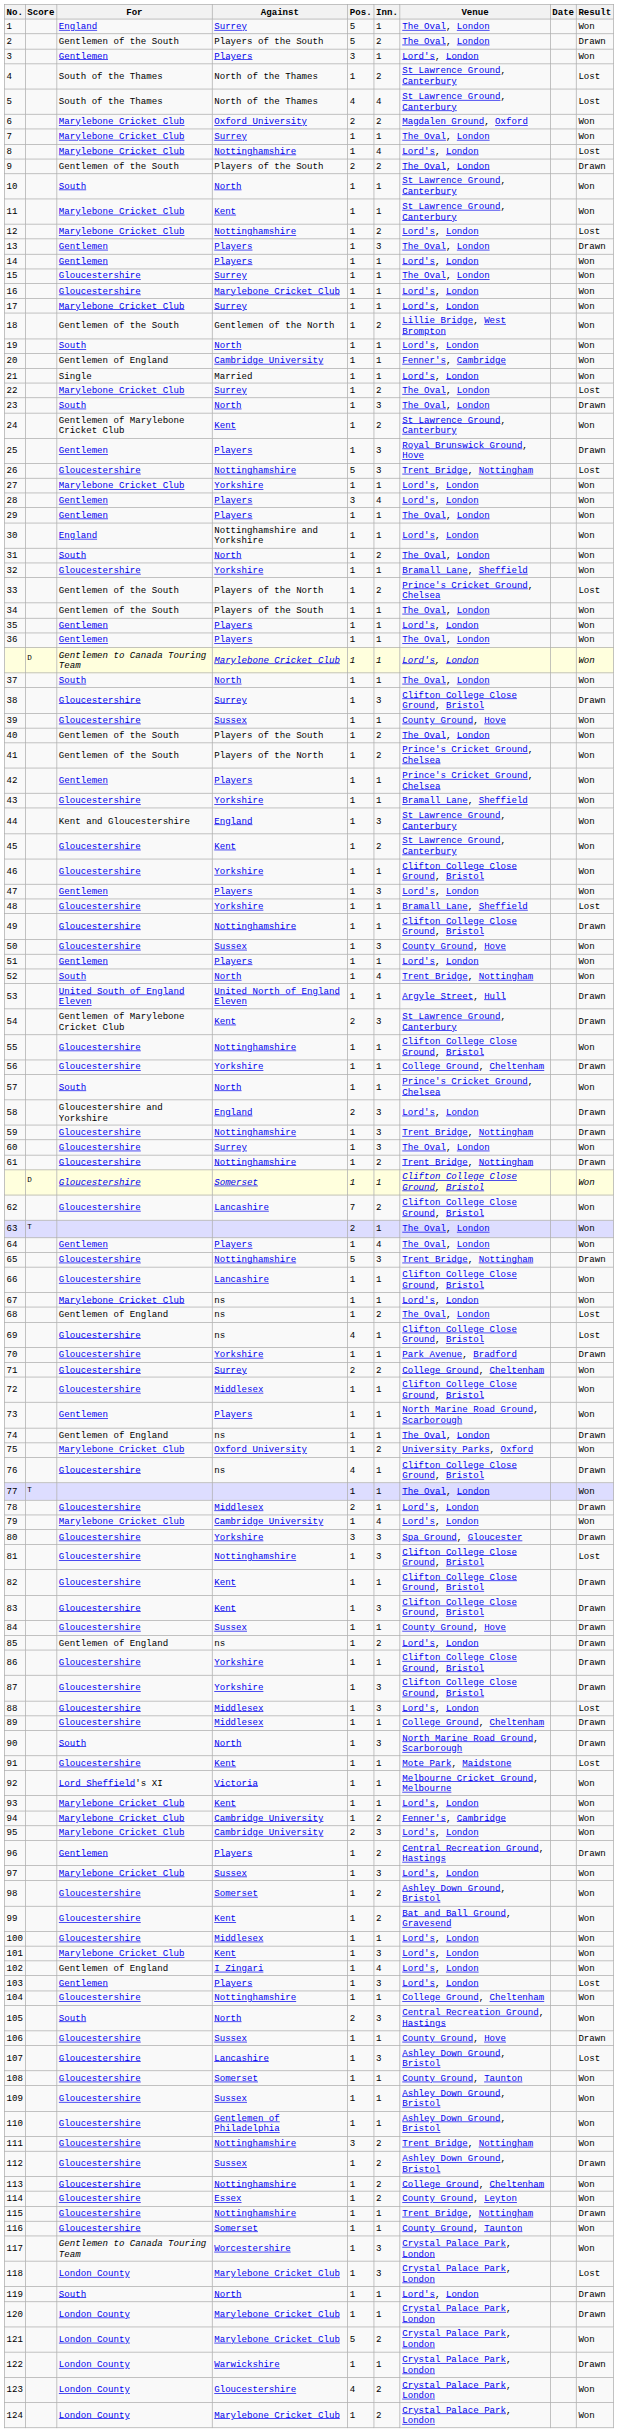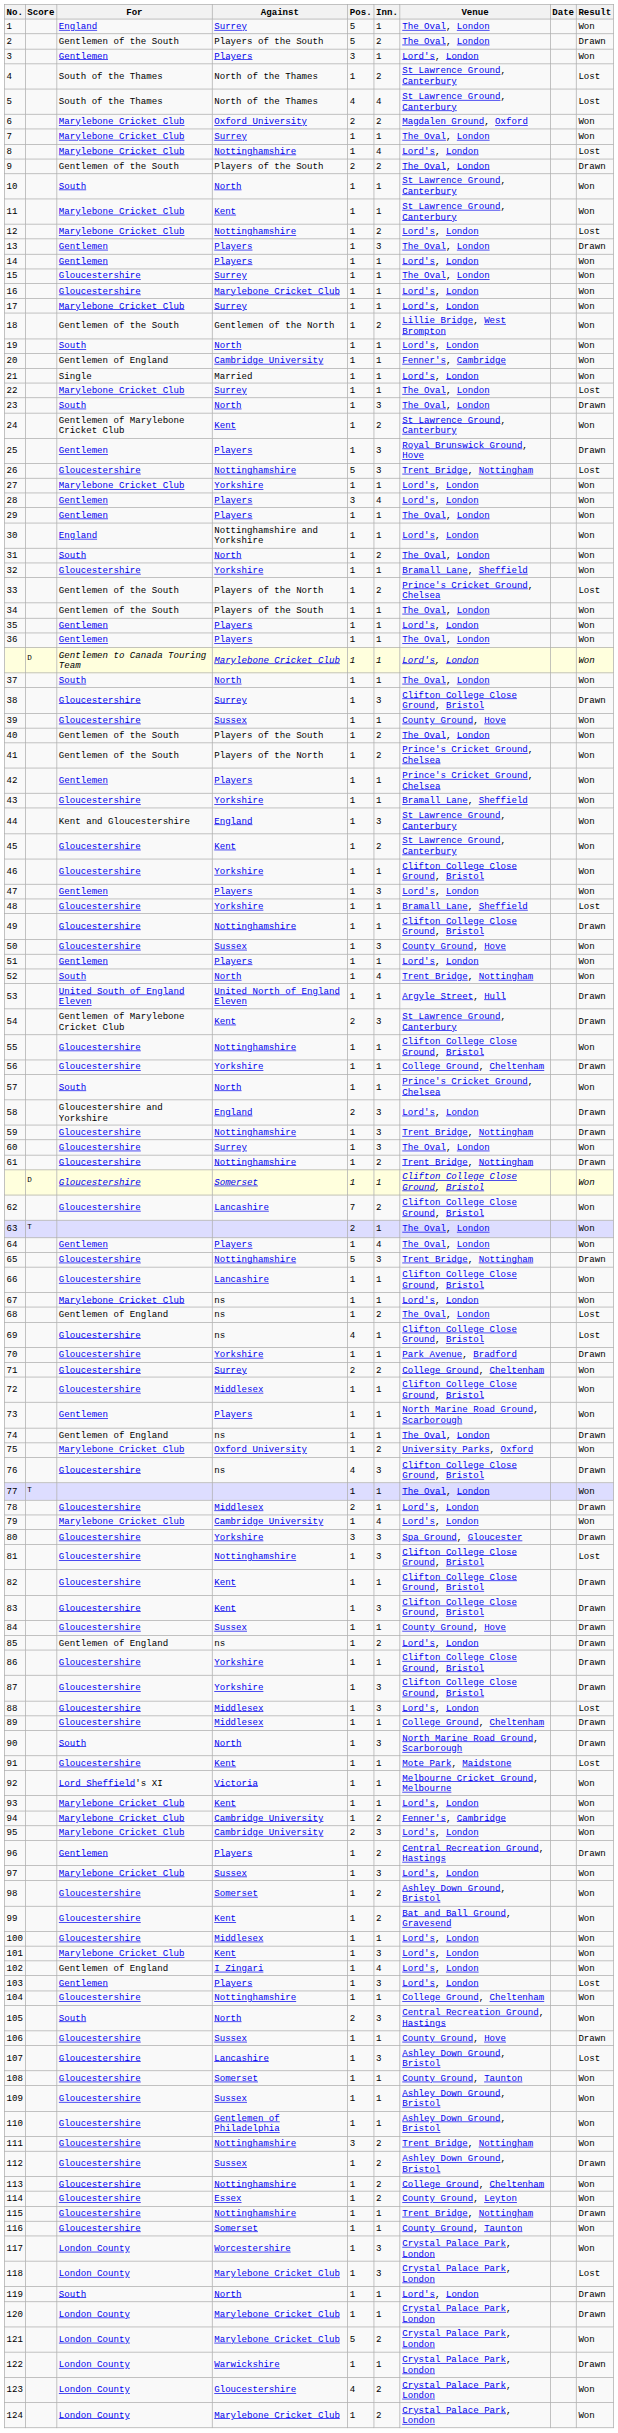(379, 391) 2 -> (379, 391) 1
(379, 1470) 1 -> (379, 1470) 3
(133, 2249) Gentlemen to Canada Touring Team -> (94, 2249) London County
